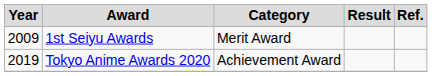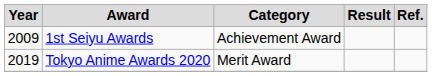(254, 37) Merit Award -> (279, 37) Achievement Award
(279, 60) Achievement Award -> (254, 60) Merit Award
